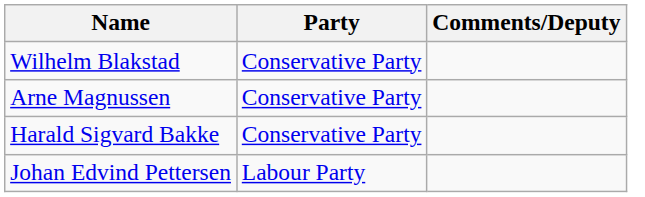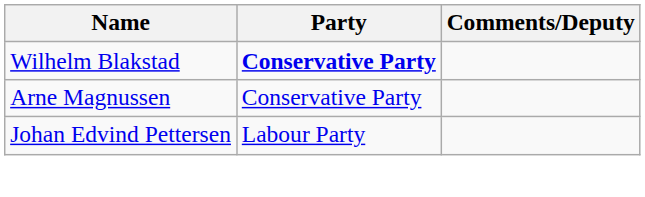(332, 60) normal -> (339, 60) bold
- row: (115, 135)
